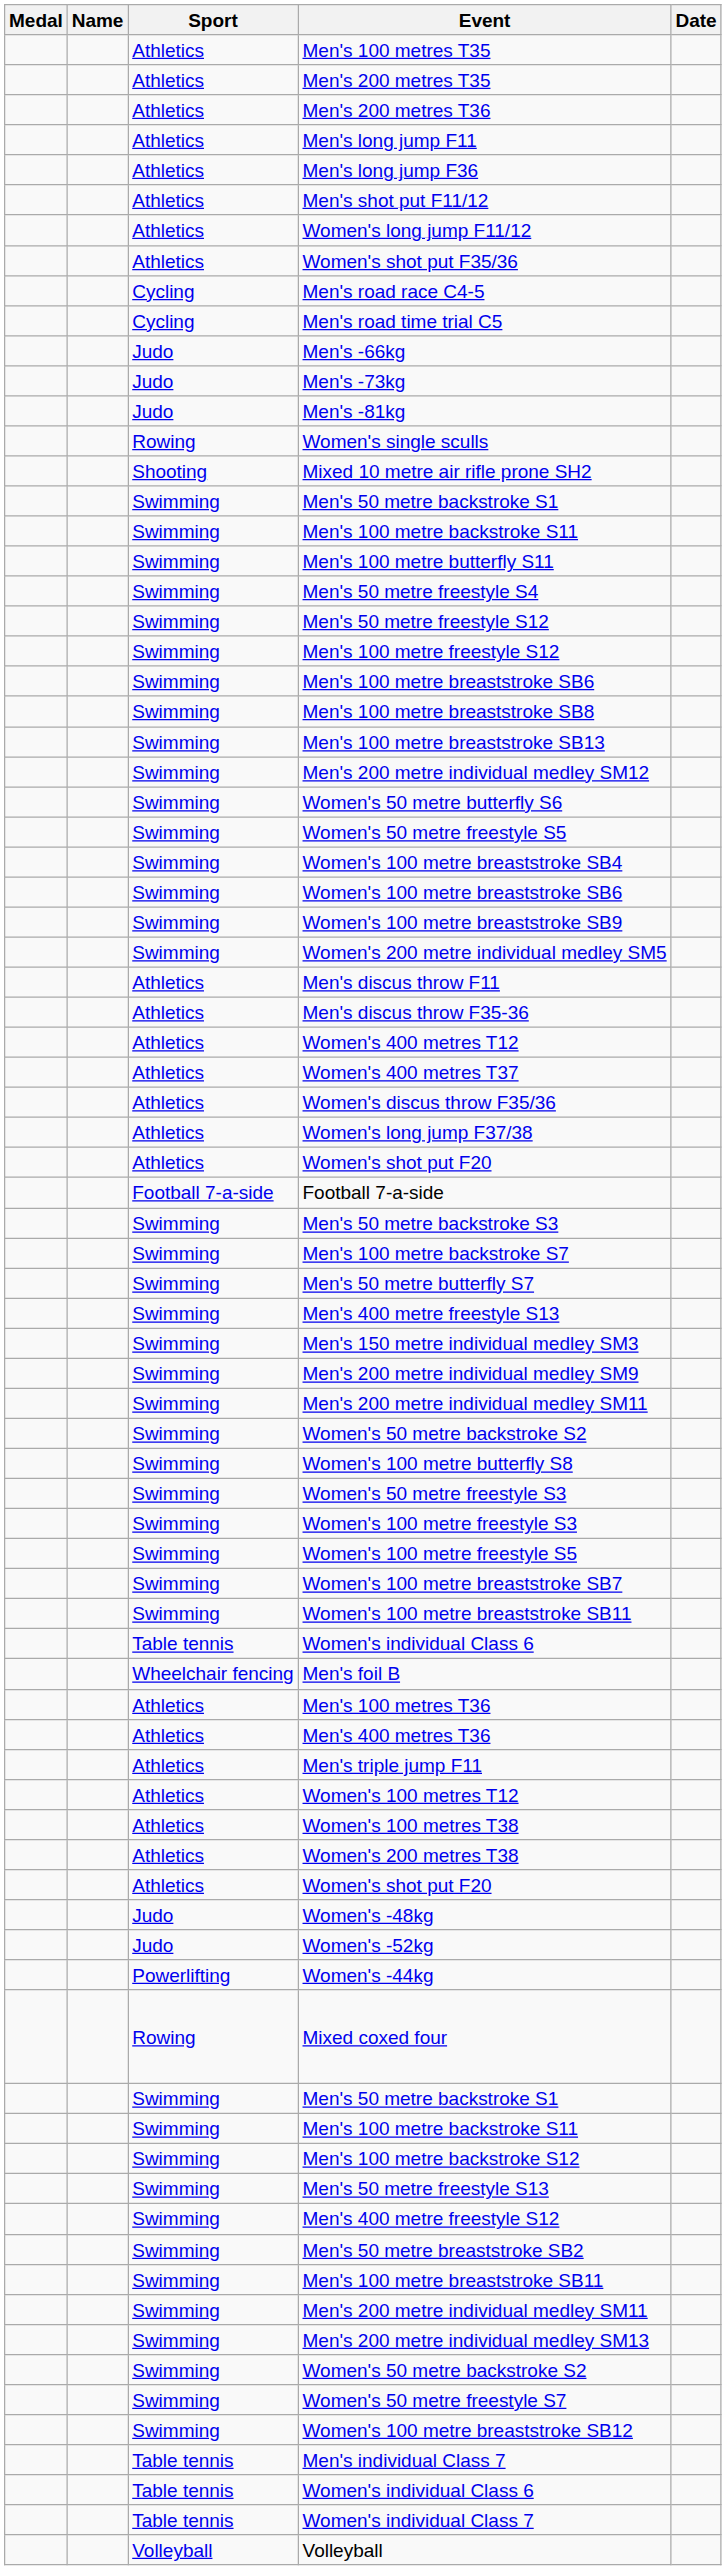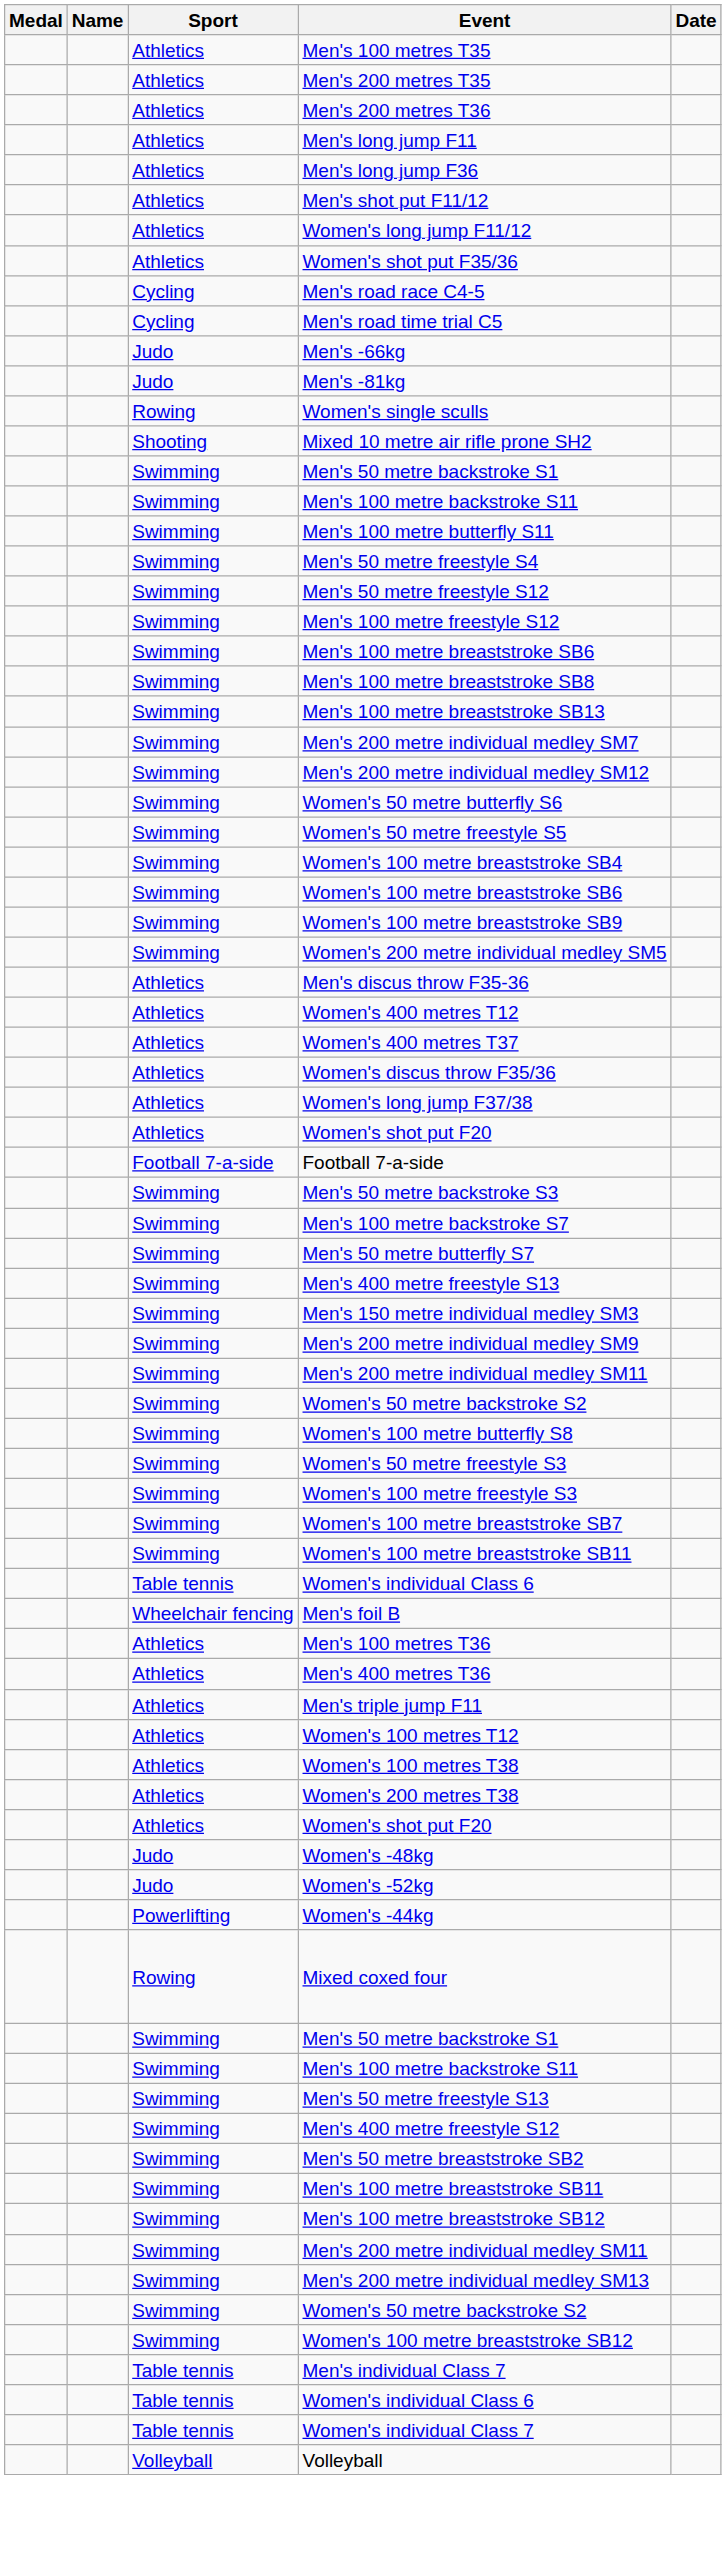- row: (153, 381)
+ row: (176, 742)
- row: (168, 982)
- row: (176, 1554)
- row: (176, 2159)
+ row: (176, 2219)
- row: (176, 2400)
